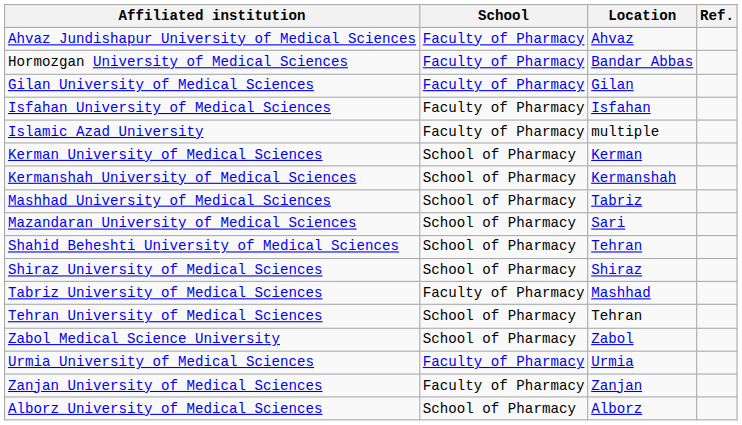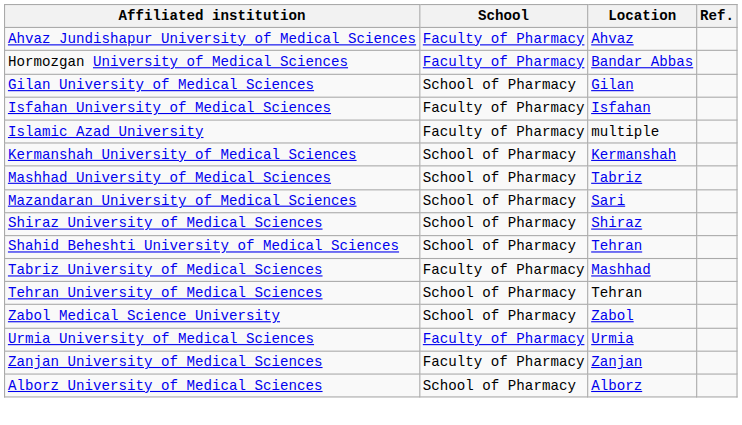(504, 85) Faculty of Pharmacy -> (499, 85) School of Pharmacy
- row: (165, 155)
rows swapped: (203, 247) <-> (165, 270)
